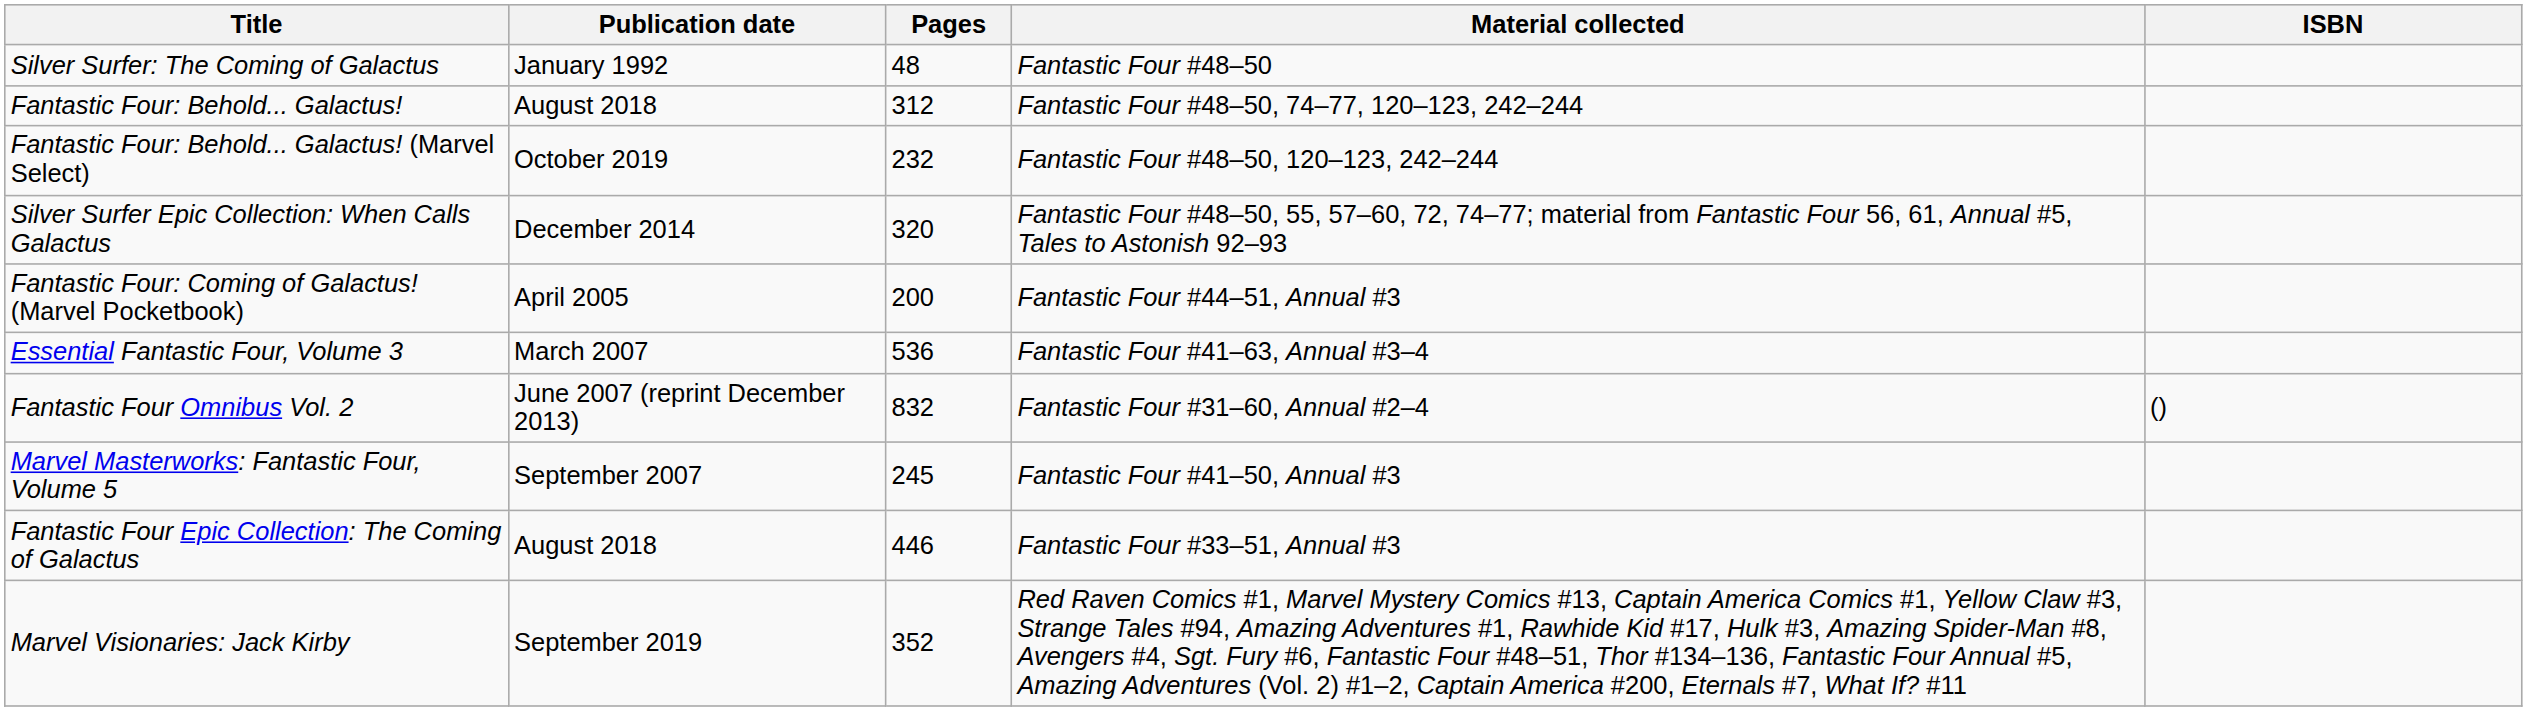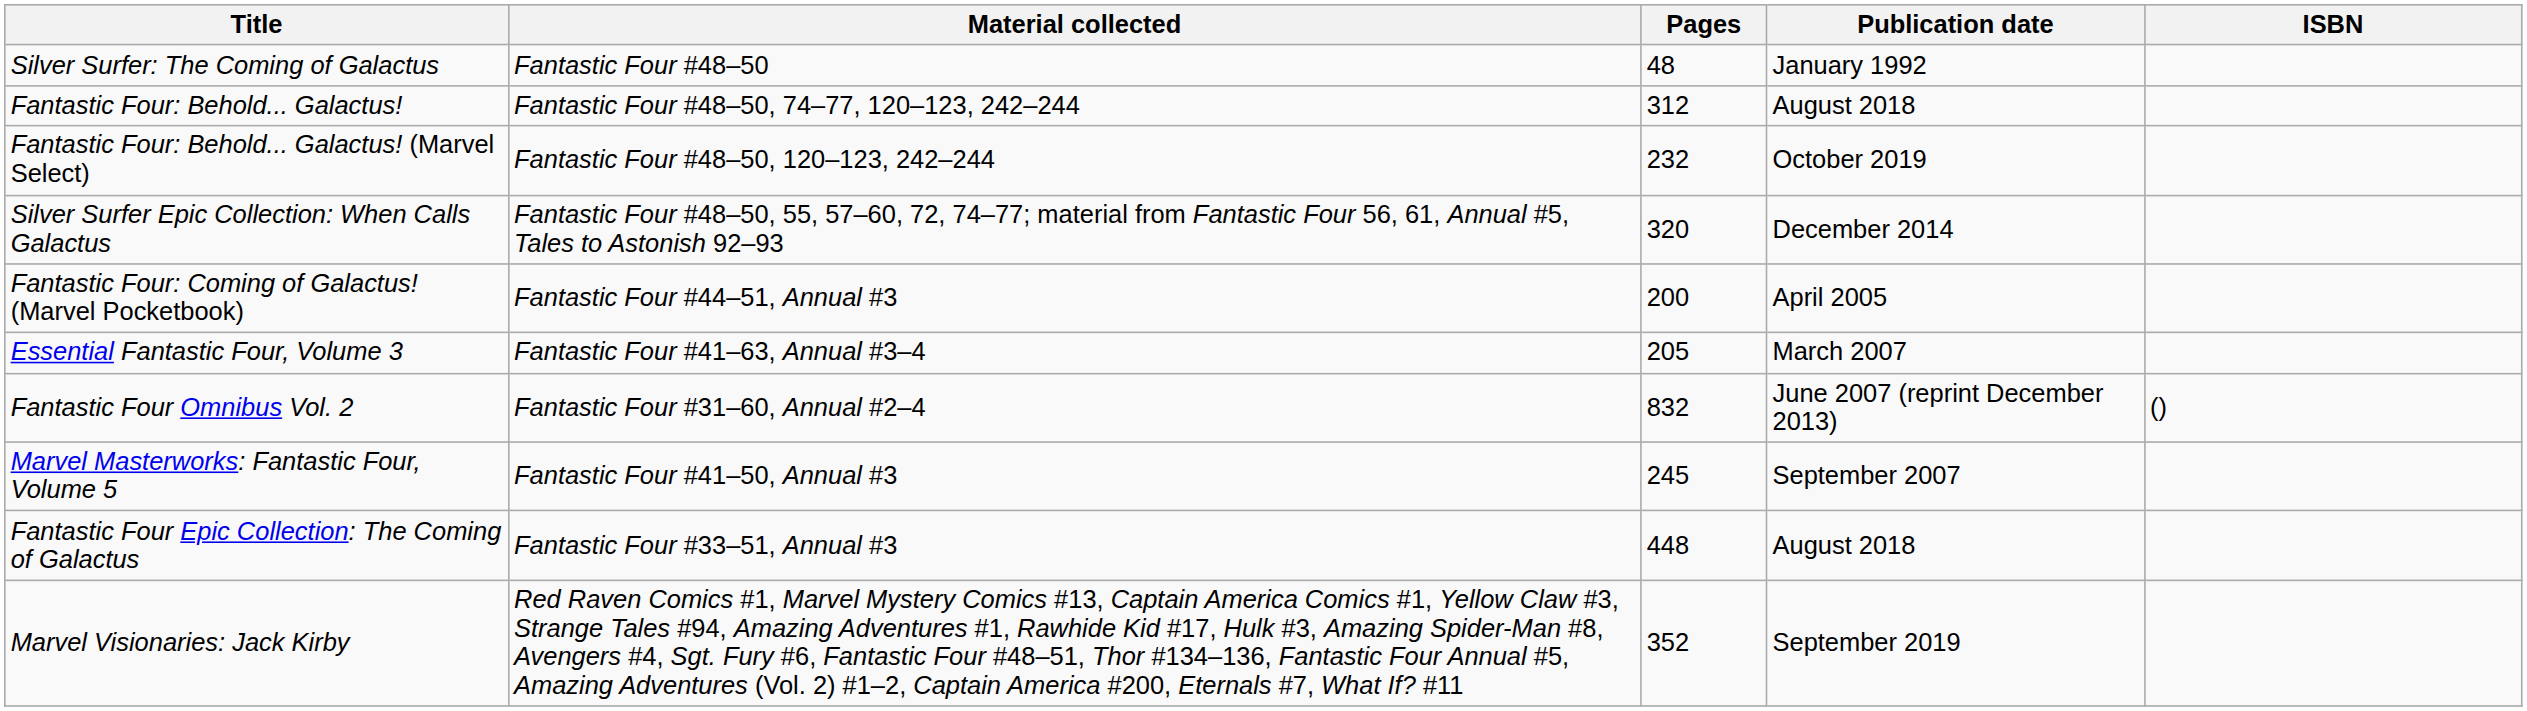columns swapped: (1578, 24) <-> (697, 24)
(913, 352) 536 -> (1668, 352) 205
(913, 545) 446 -> (1668, 545) 448
